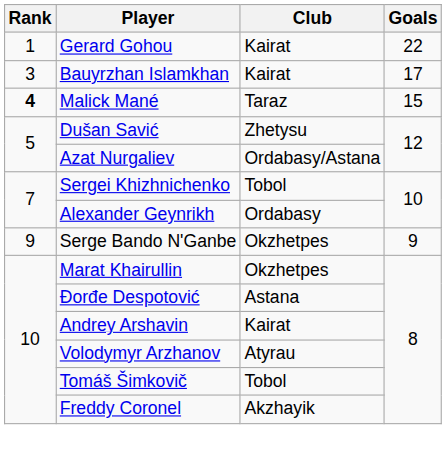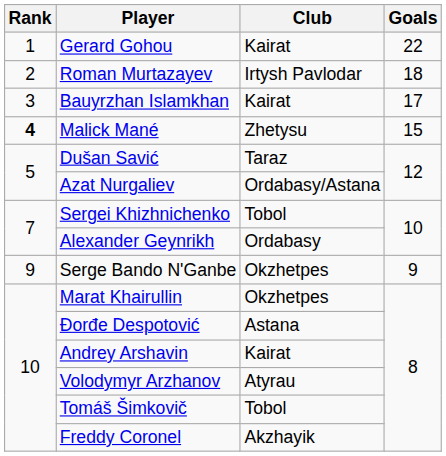+ row: (136, 74)
(266, 102) Taraz -> (276, 130) Zhetysu
(276, 130) Zhetysu -> (266, 158) Taraz
